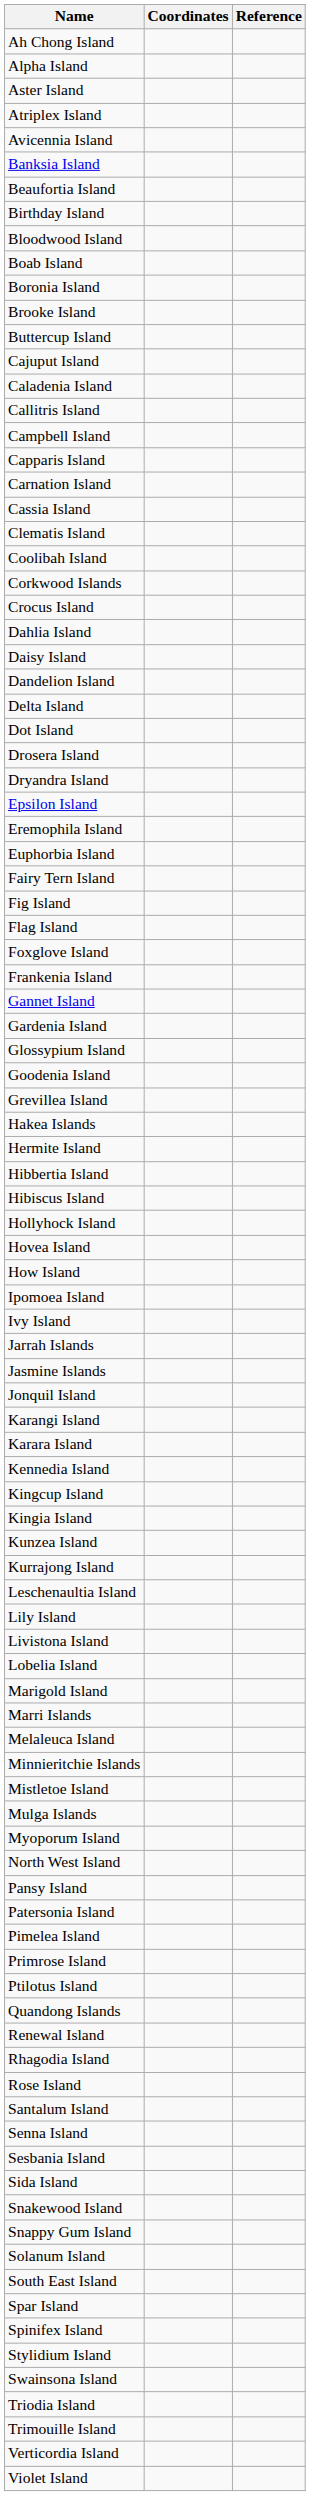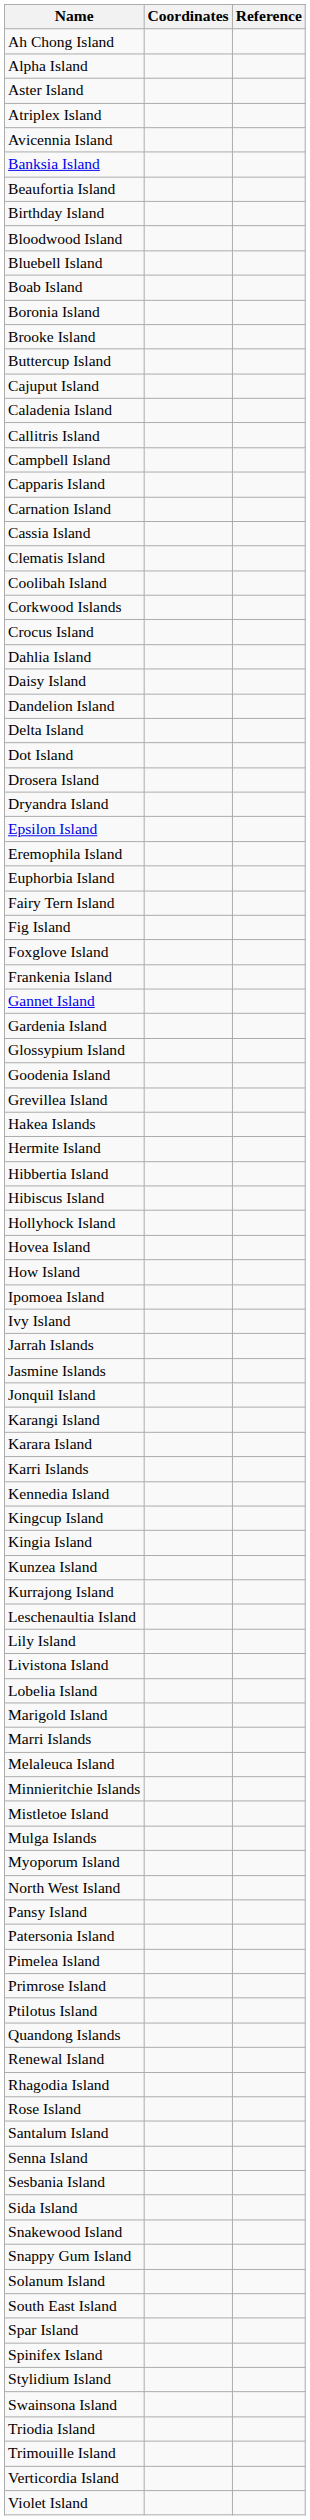+ row: (55, 262)
- row: (43, 927)
+ row: (48, 1469)
